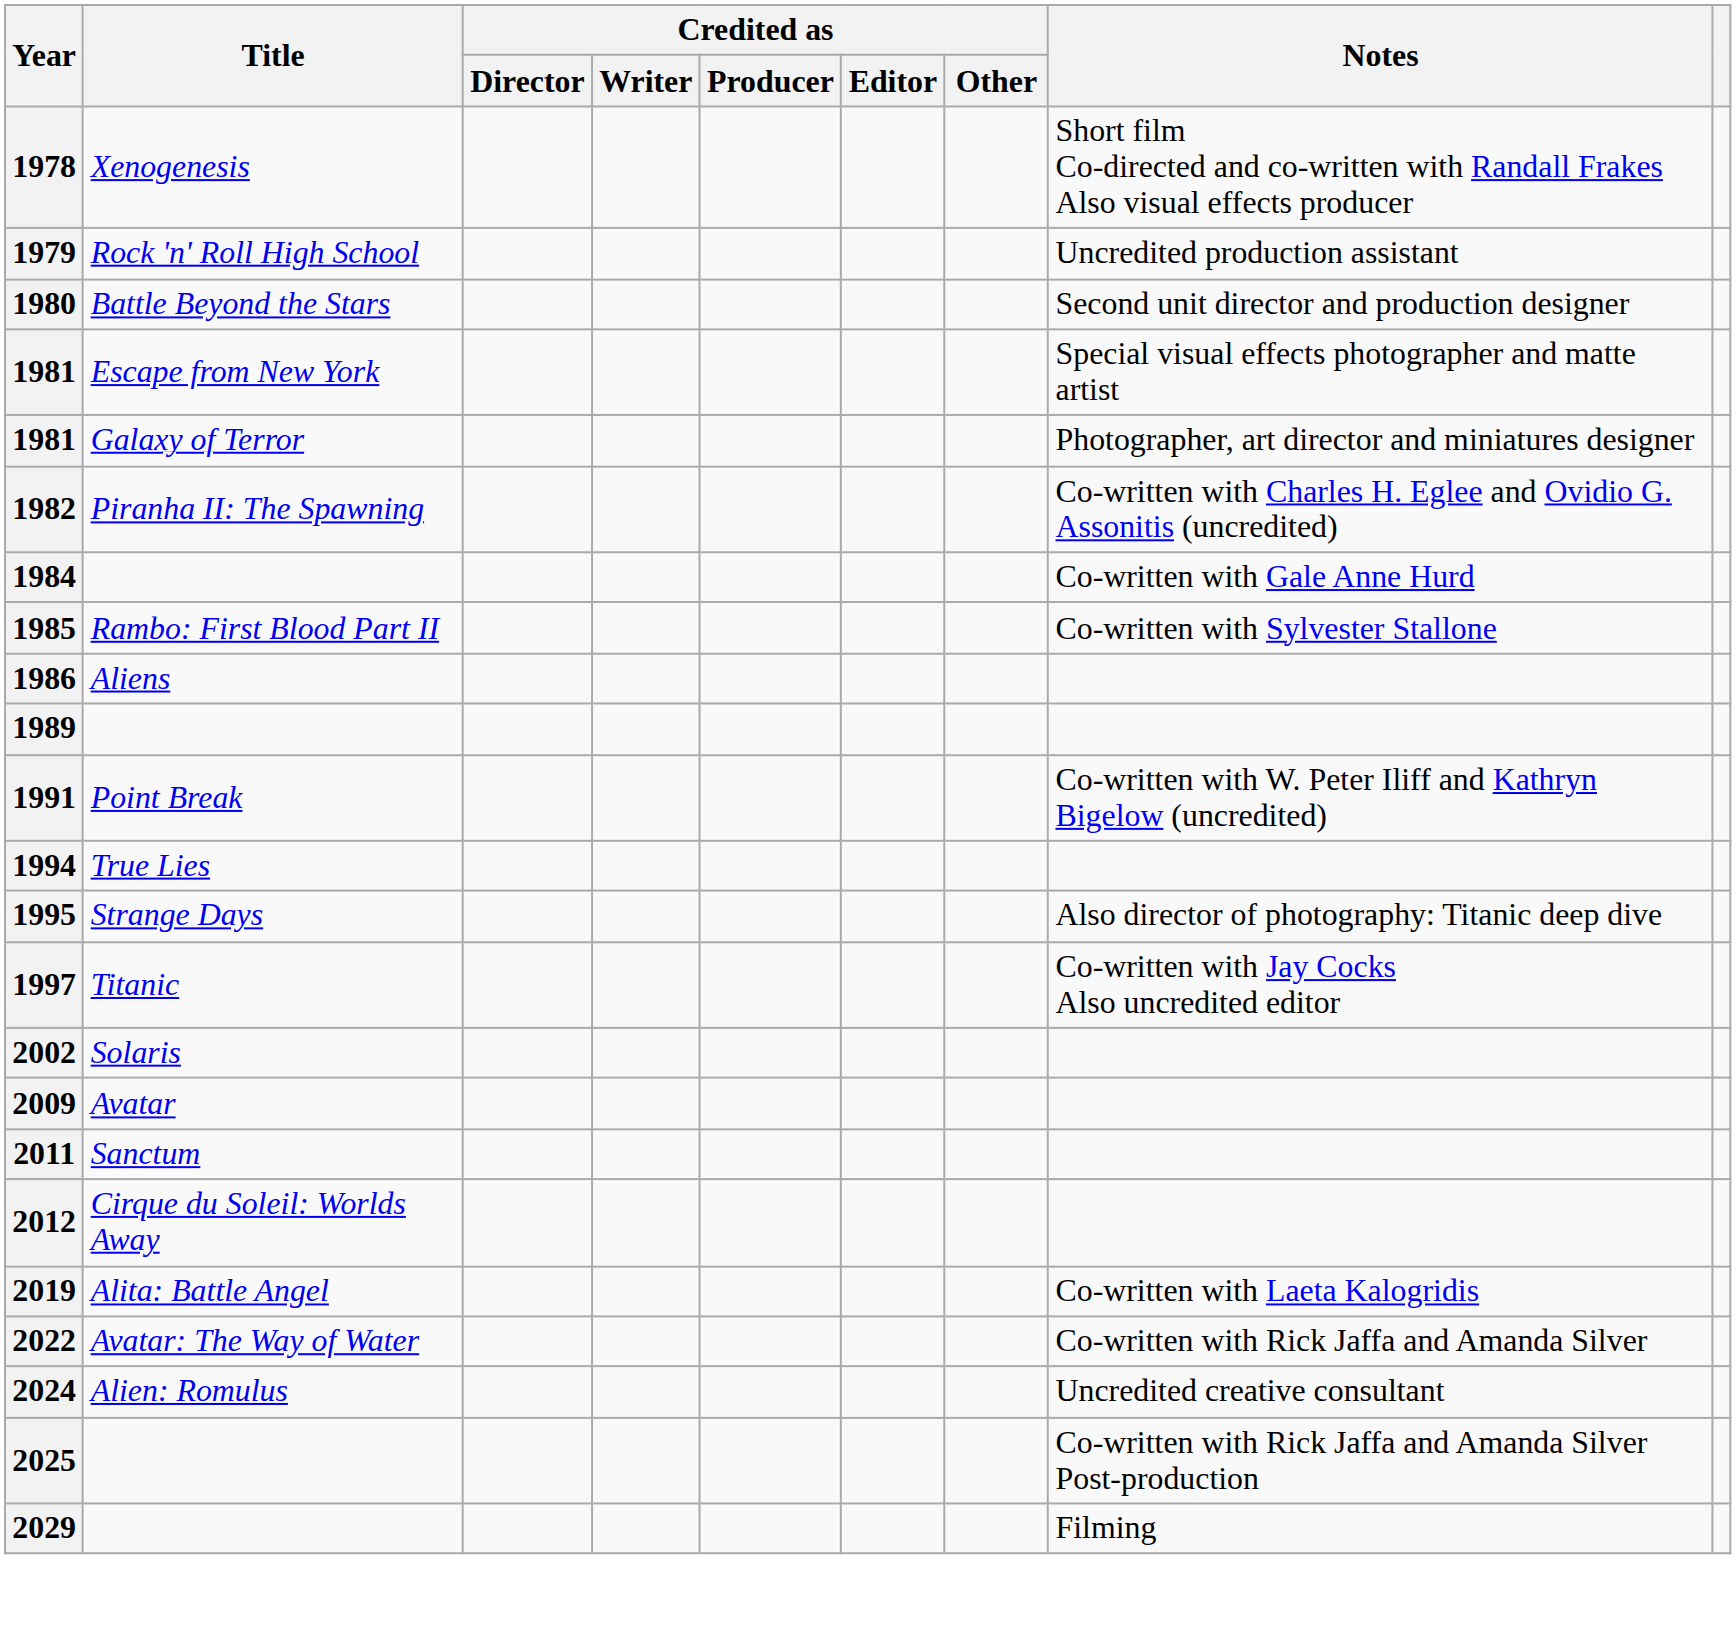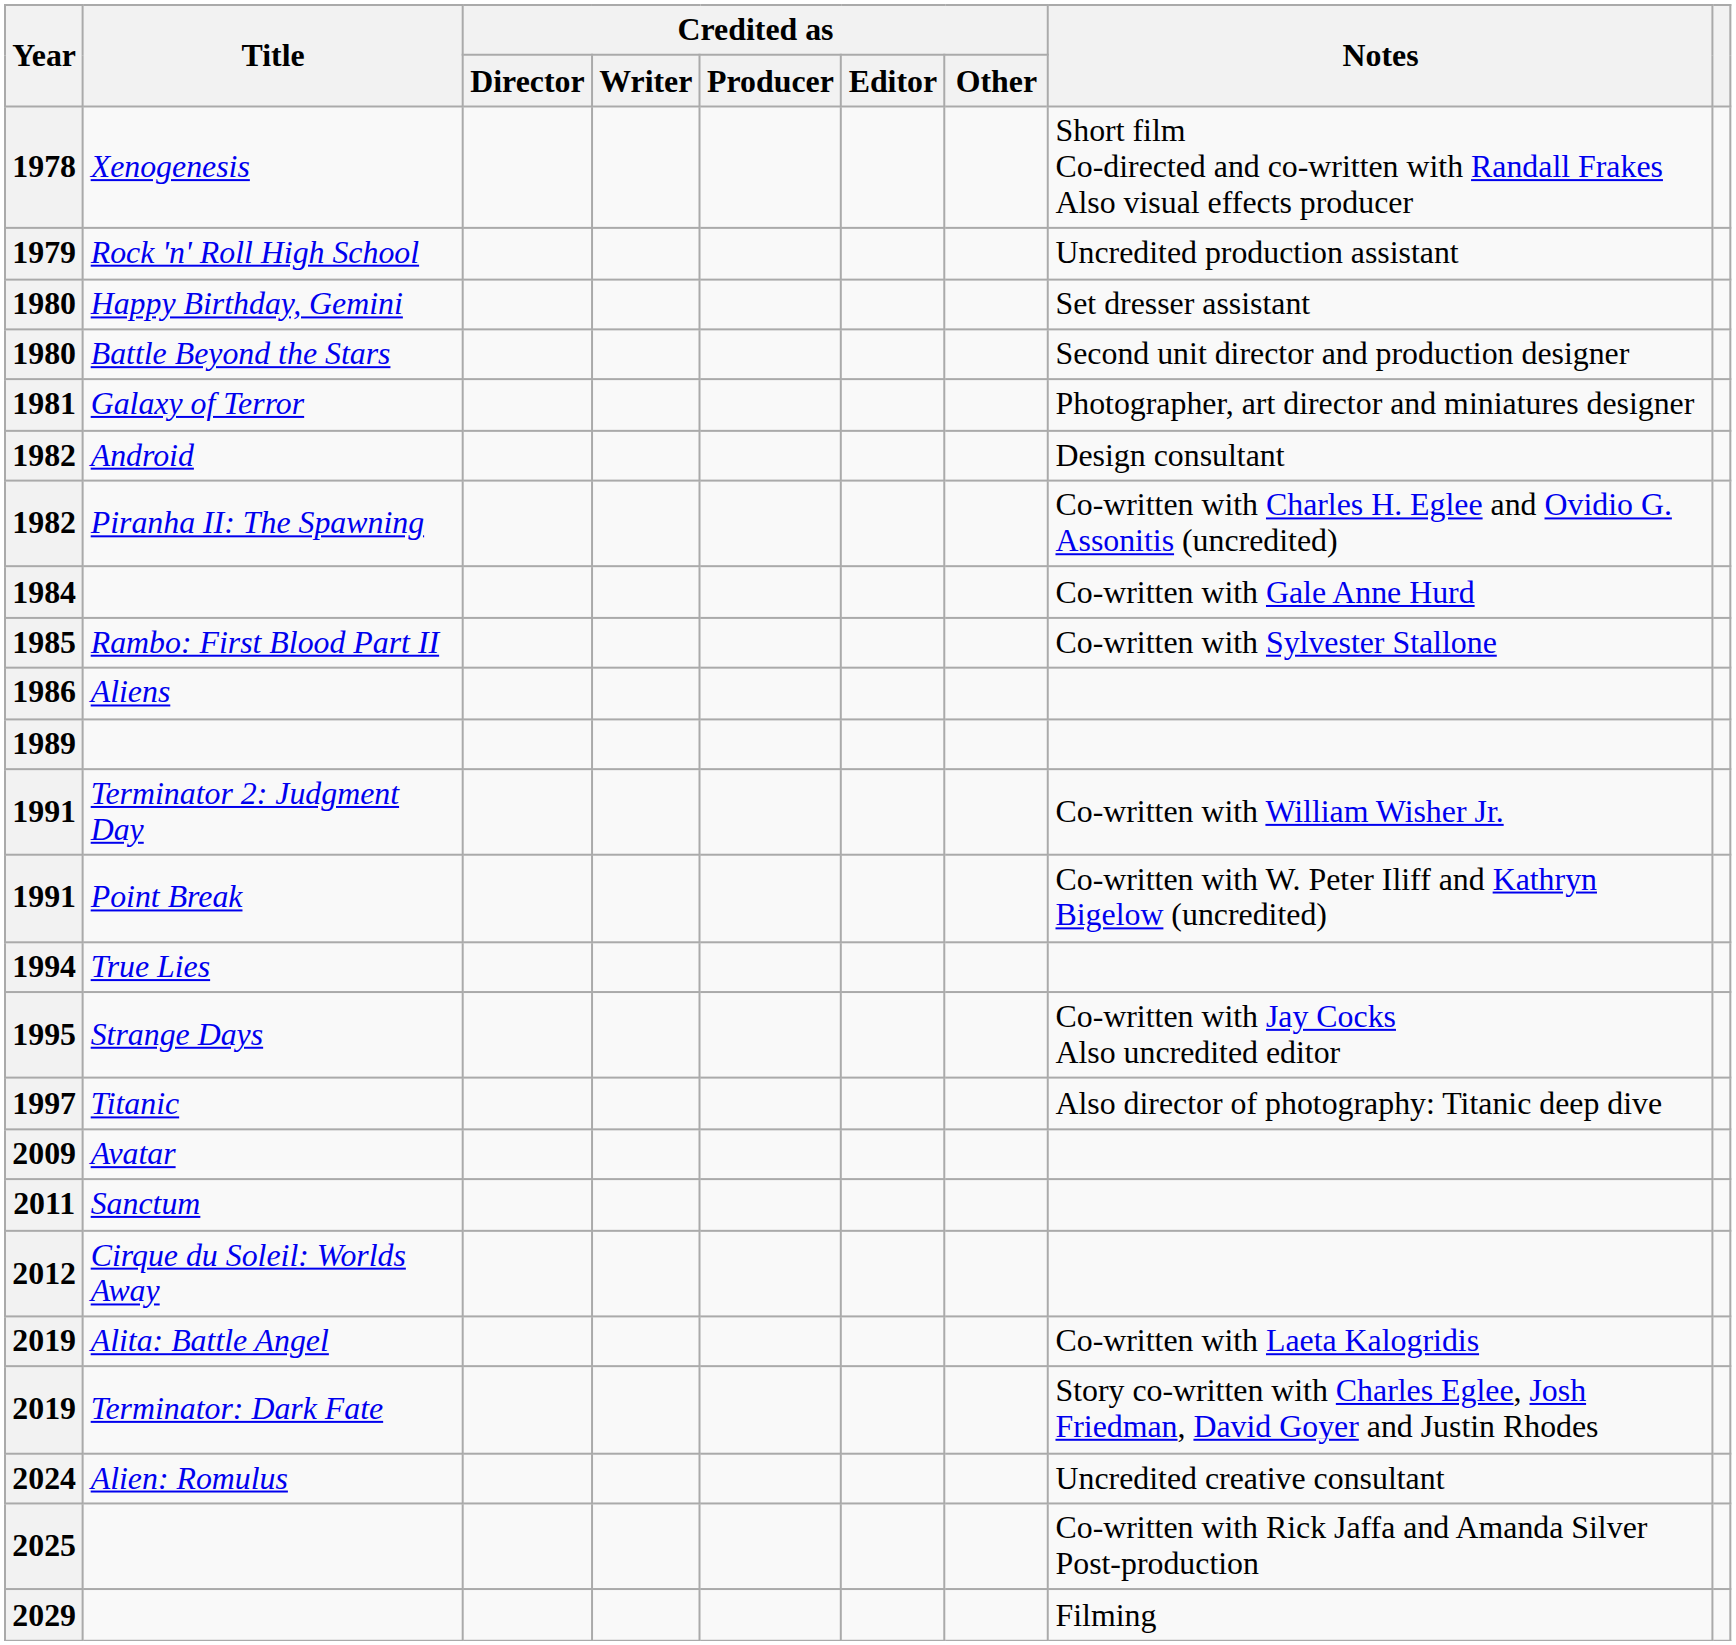+ row: (44, 303)
- row: (44, 371)
+ row: (44, 454)
+ row: (44, 811)
(1359, 915) Also director of photography: Titanic deep dive -> (1226, 1034) Co-written with Jay Cocks Also uncredited editor
(1226, 984) Co-written with Jay Cocks Also uncredited editor -> (1359, 1103) Also director of photography: Titanic deep dive
- row: (44, 1052)
+ row: (44, 1409)
- row: (44, 1340)
